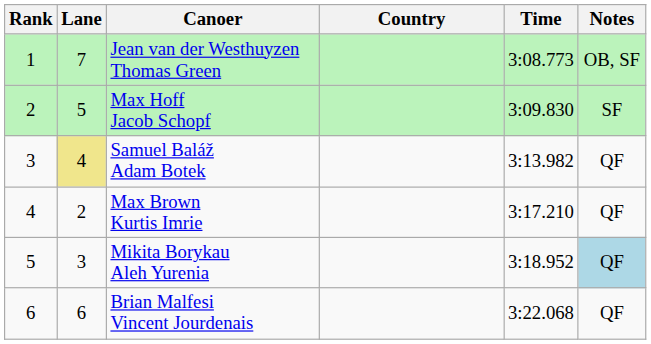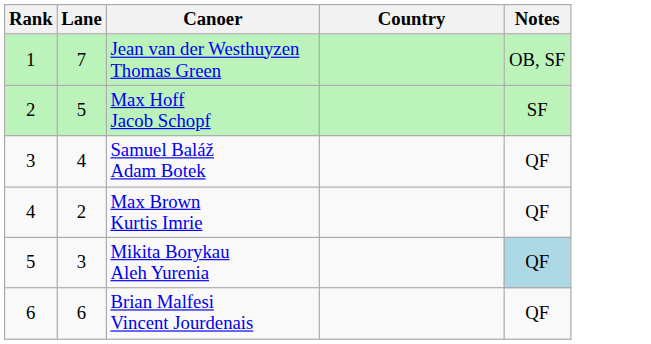- column: (541, 19)
(82, 161) khaki background -> (82, 161) no background
